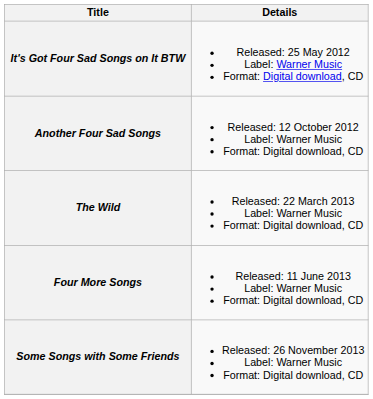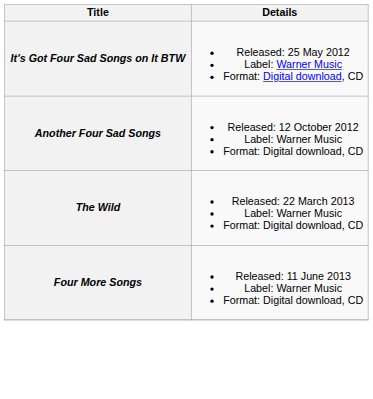- row: (98, 357)
